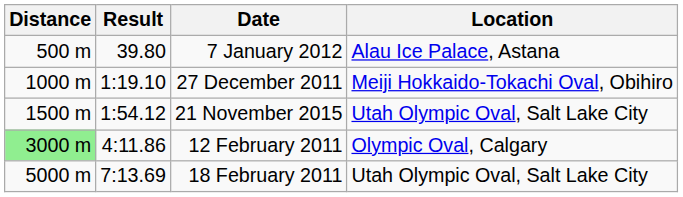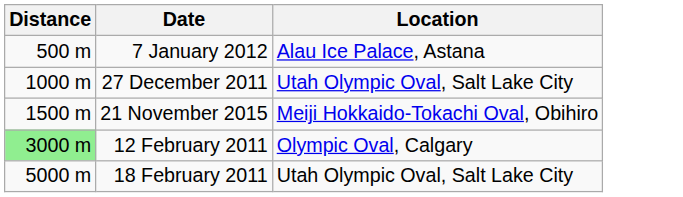- column: (133, 20)
(512, 82) Meiji Hokkaido-Tokachi Oval, Obihiro -> (425, 82) Utah Olympic Oval, Salt Lake City
(500, 113) Utah Olympic Oval, Salt Lake City -> (438, 113) Meiji Hokkaido-Tokachi Oval, Obihiro
